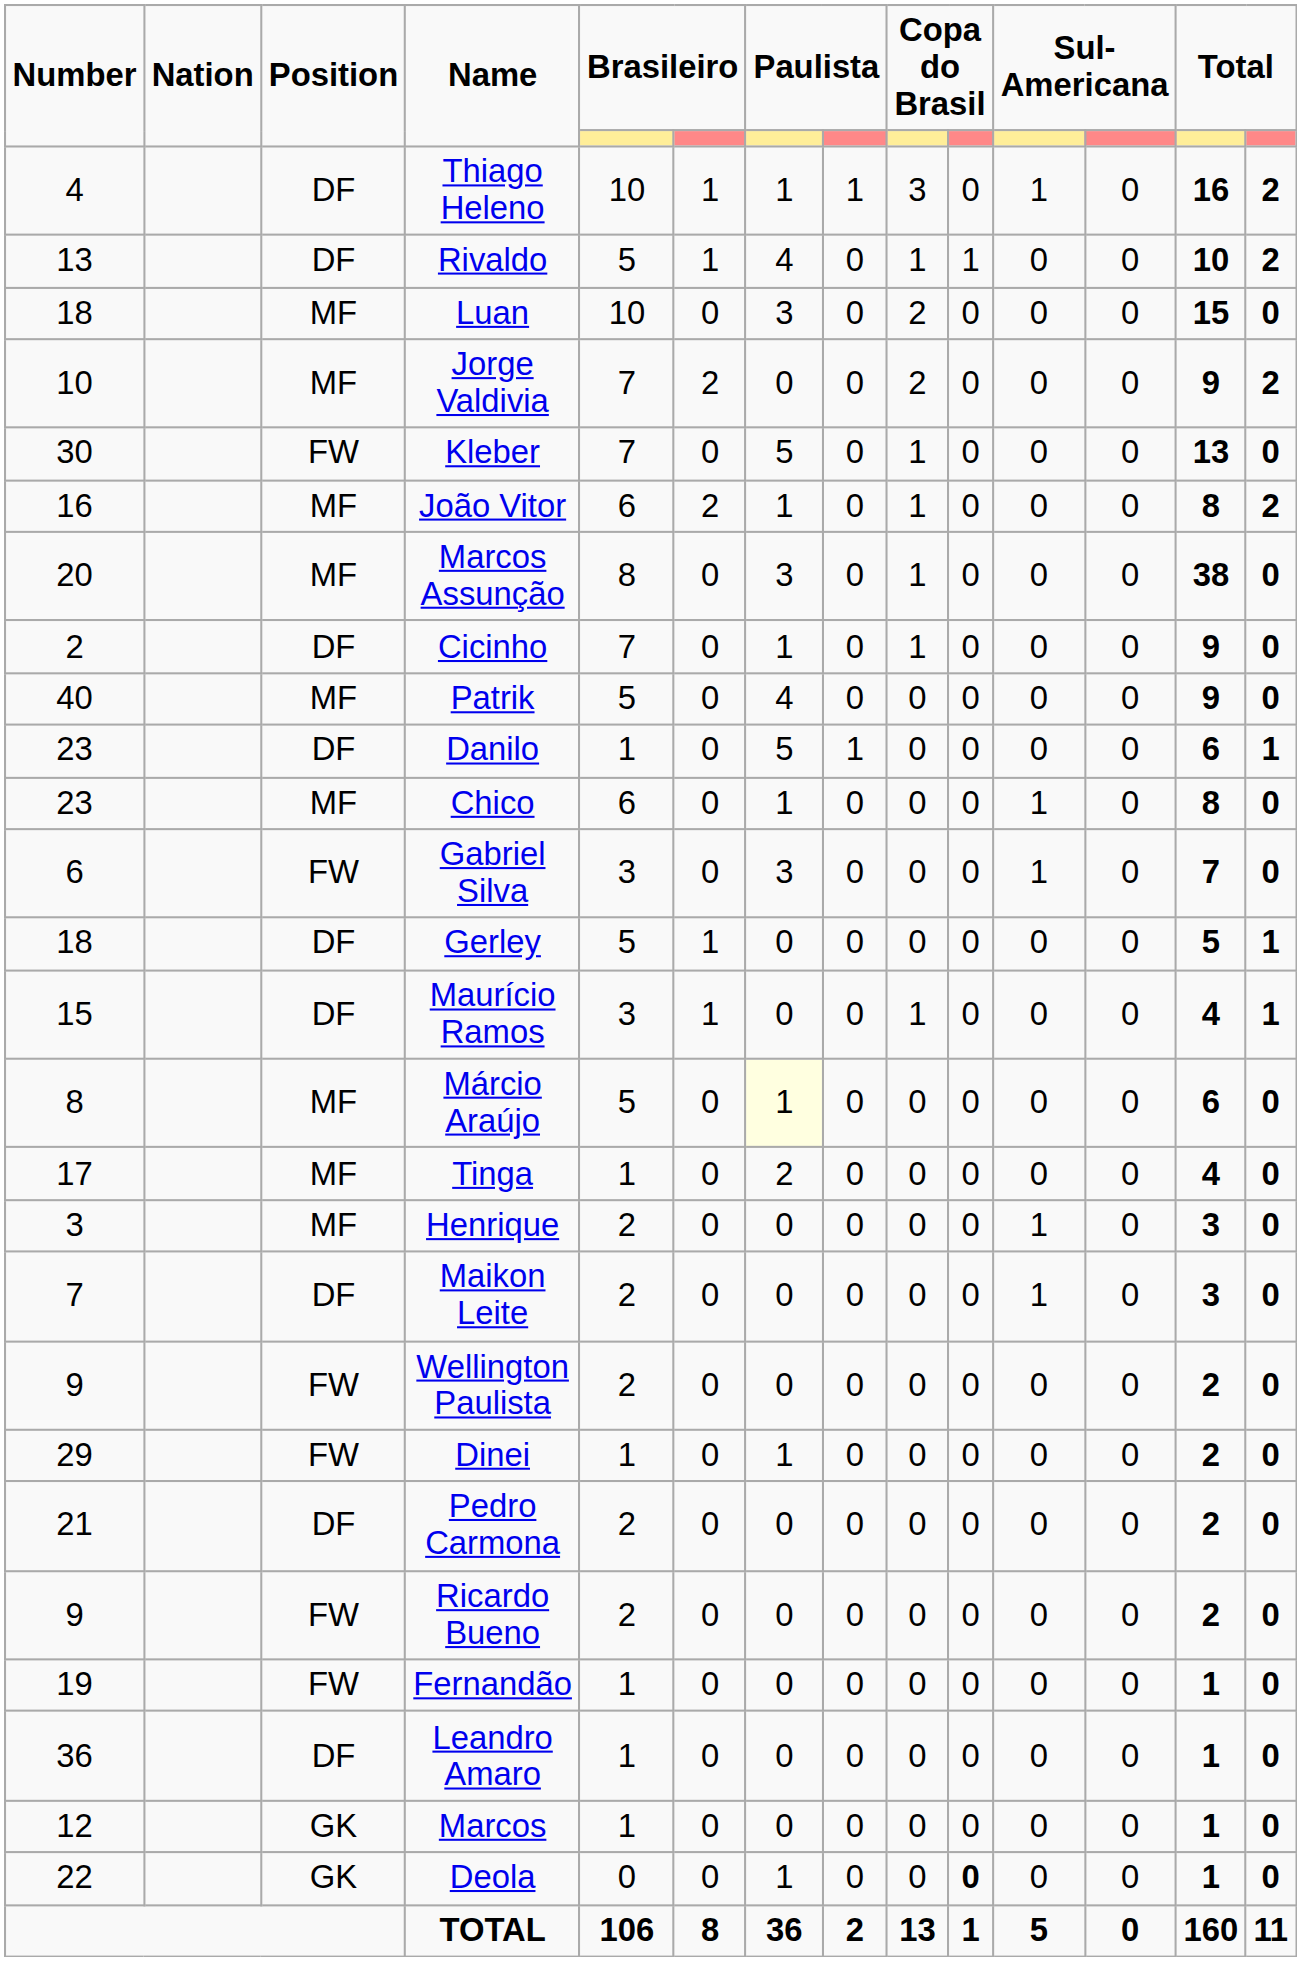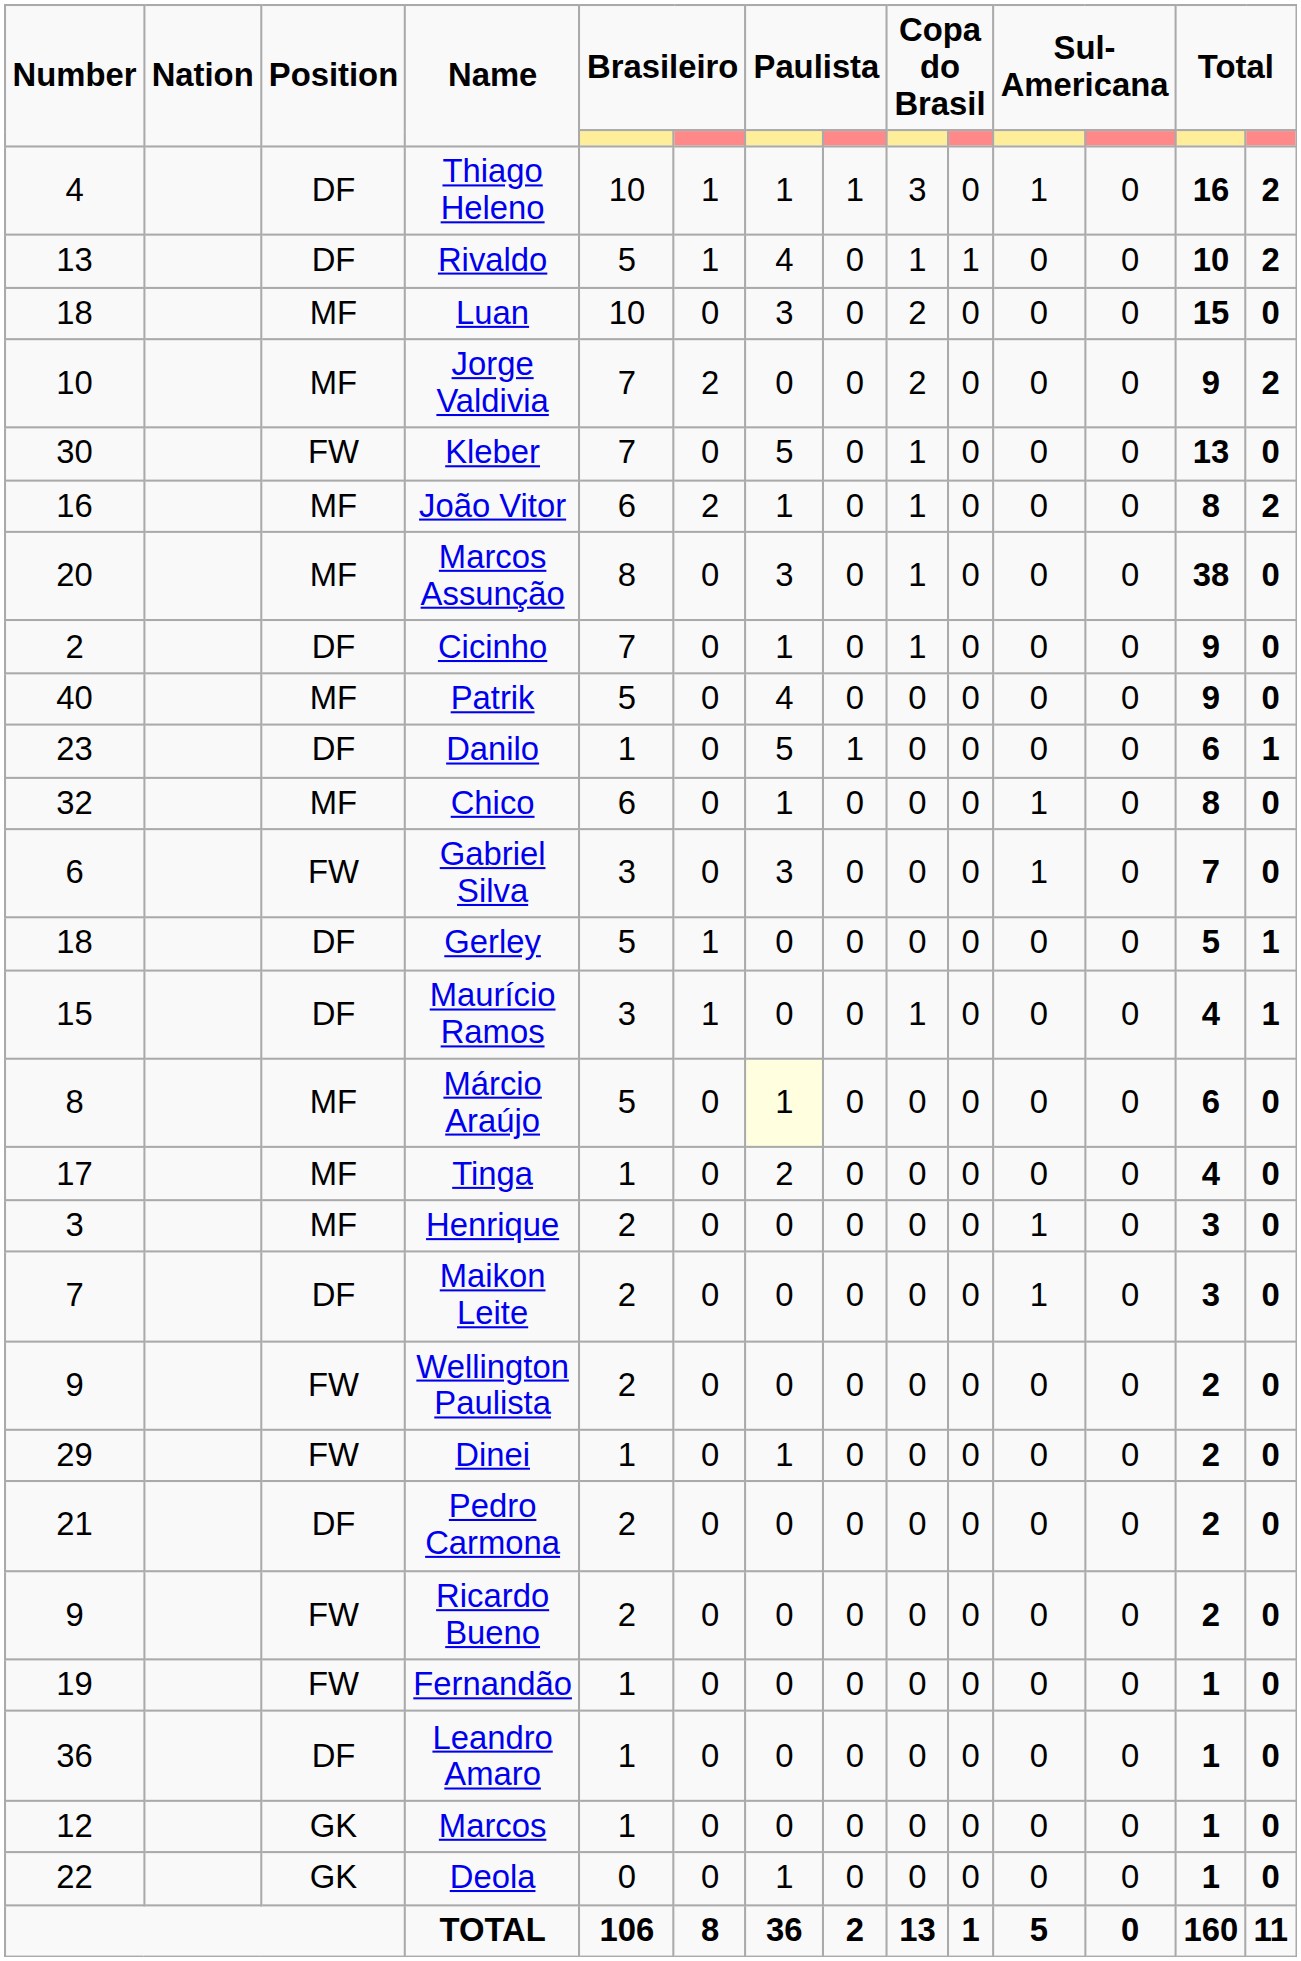(75, 802) 23 -> (75, 802) 32
(971, 1877) bold -> (971, 1877) normal
